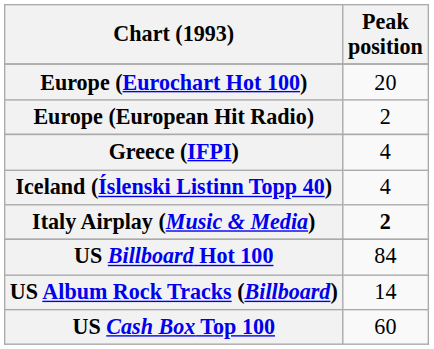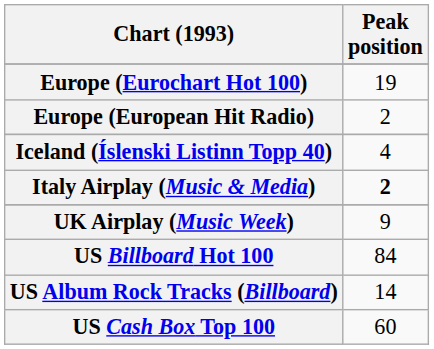(385, 81) 20 -> (385, 81) 19
- row: (174, 151)
+ row: (174, 221)
